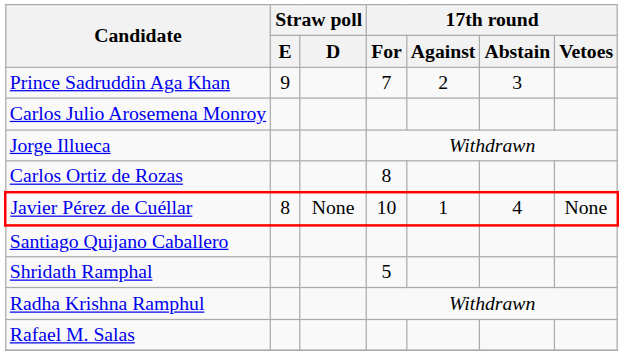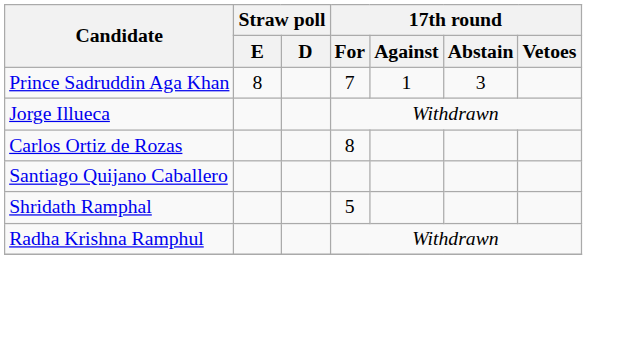(285, 82) 9 -> (257, 82) 8
(443, 82) 2 -> (406, 82) 1
- row: (138, 113)
- row: (101, 208)
- row: (72, 334)
